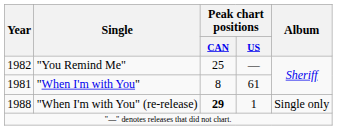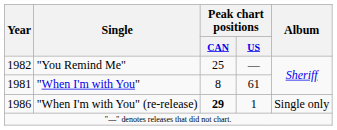(19, 103) 1988 -> (19, 103) 1986
